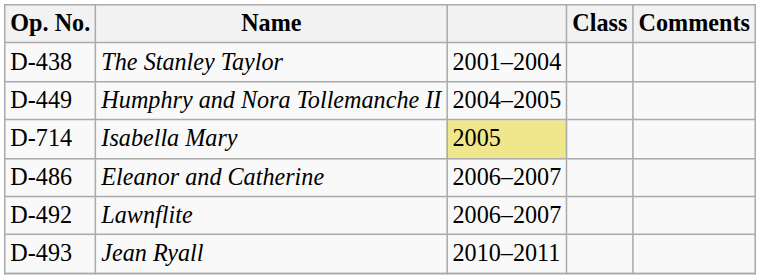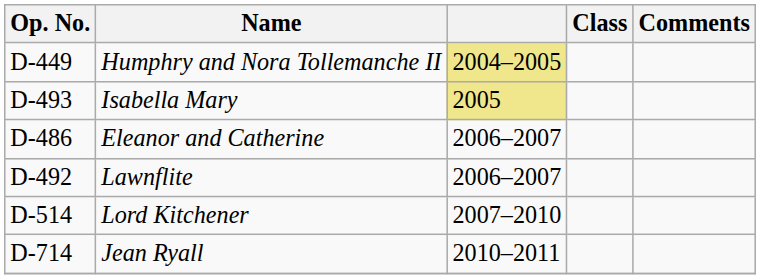- row: (192, 61)
(507, 100) no background -> (507, 61) khaki background
(41, 138) D-714 -> (41, 100) D-493
+ row: (175, 215)
(41, 253) D-493 -> (41, 253) D-714
